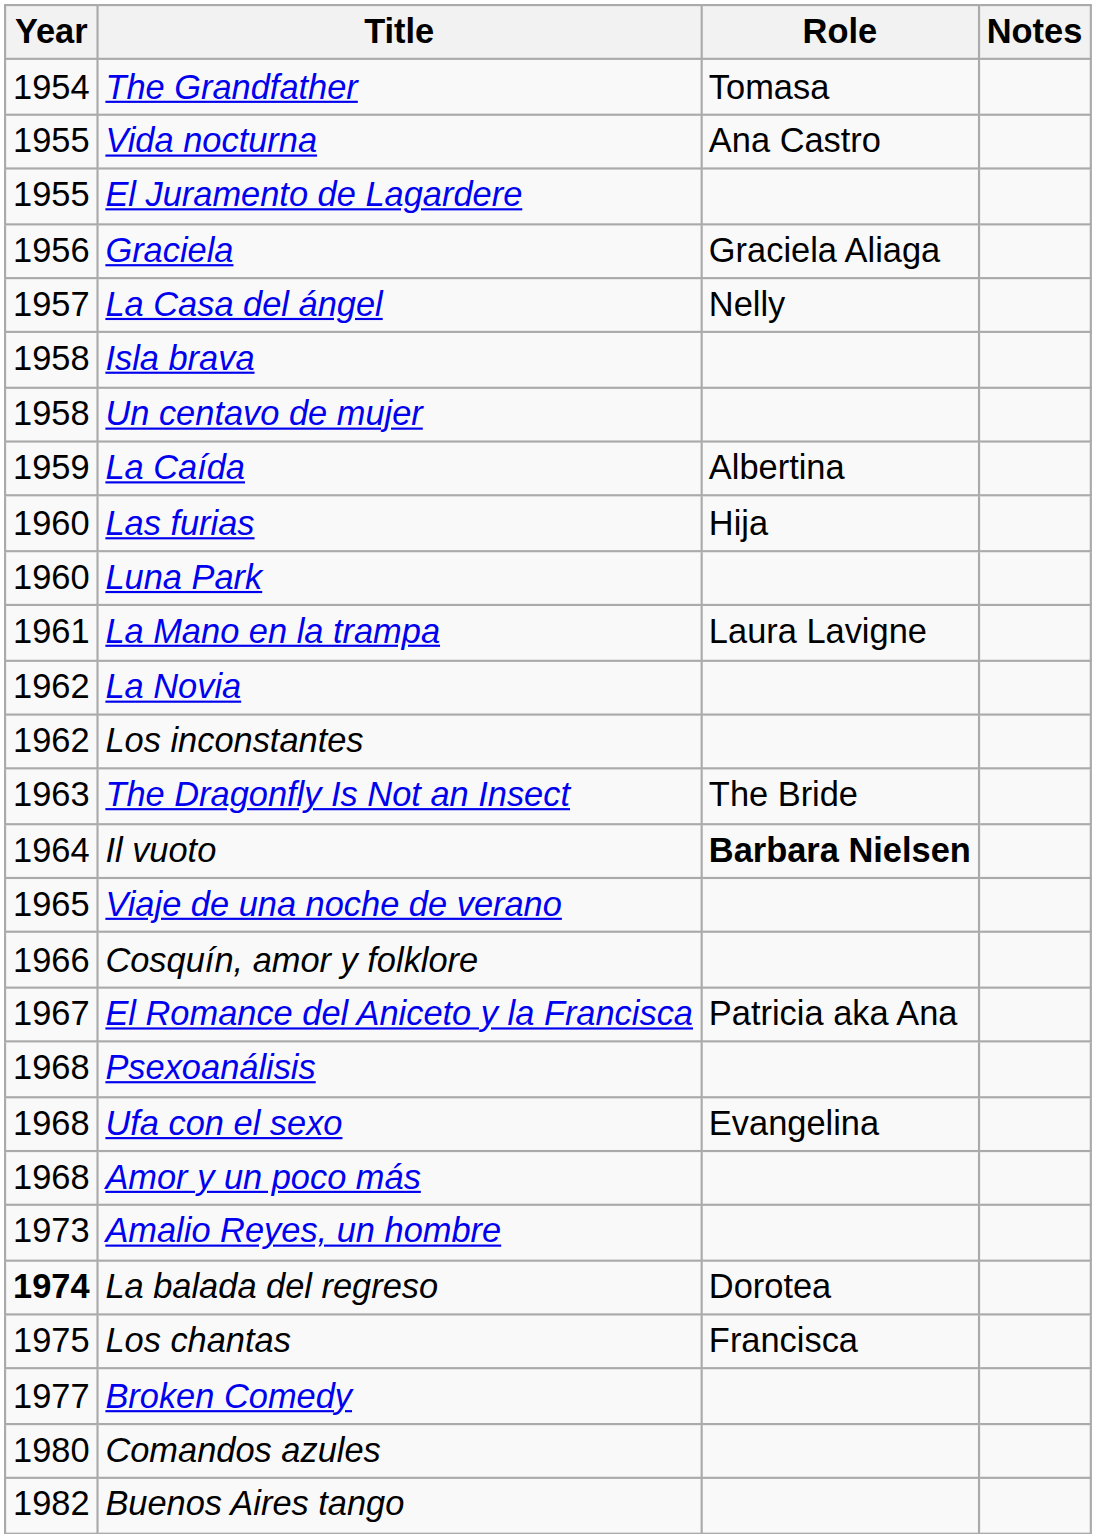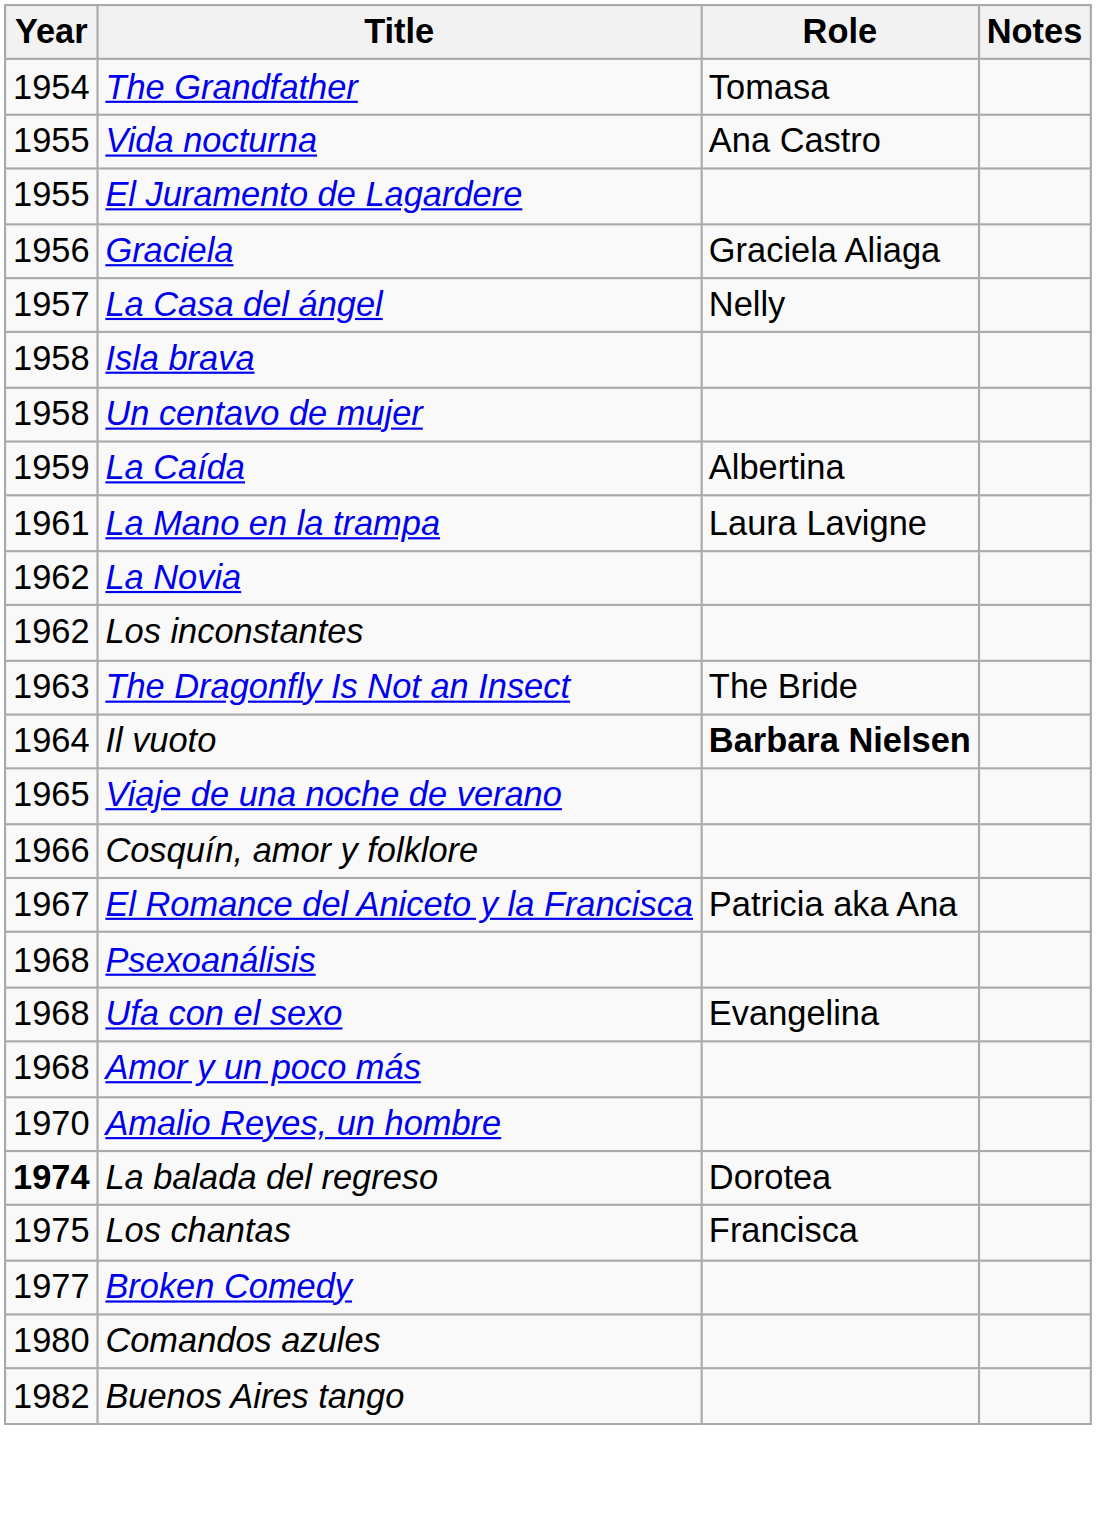- row: (180, 522)
- row: (184, 577)
(51, 1232) 1973 -> (51, 1122) 1970
